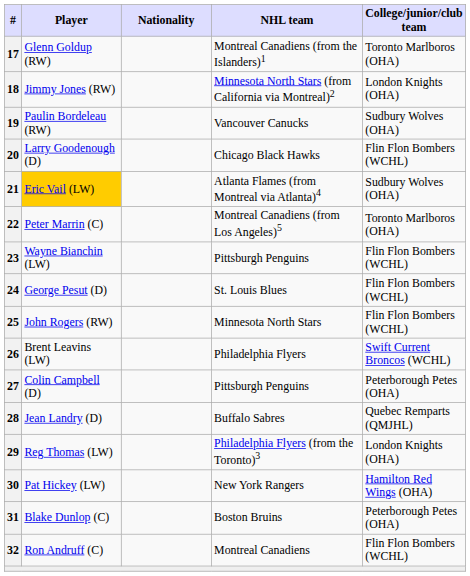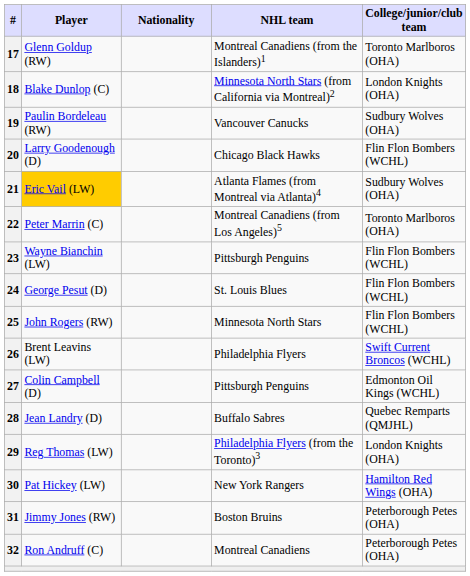(70, 89) Jimmy Jones (RW) -> (67, 89) Blake Dunlop (C)
(411, 386) Peterborough Petes (OHA) -> (402, 386) Edmonton Oil Kings (WCHL)
(67, 518) Blake Dunlop (C) -> (70, 518) Jimmy Jones (RW)
(410, 550) Flin Flon Bombers (WCHL) -> (411, 550) Peterborough Petes (OHA)
